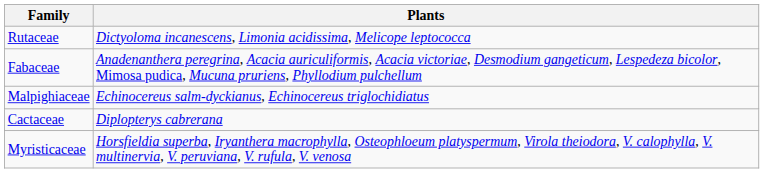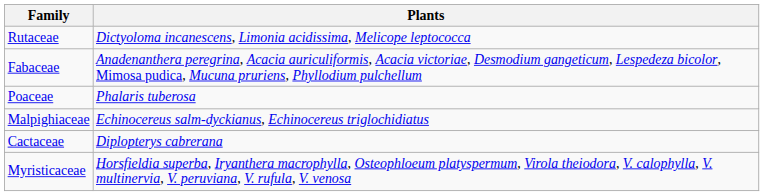+ row: (30, 97)
